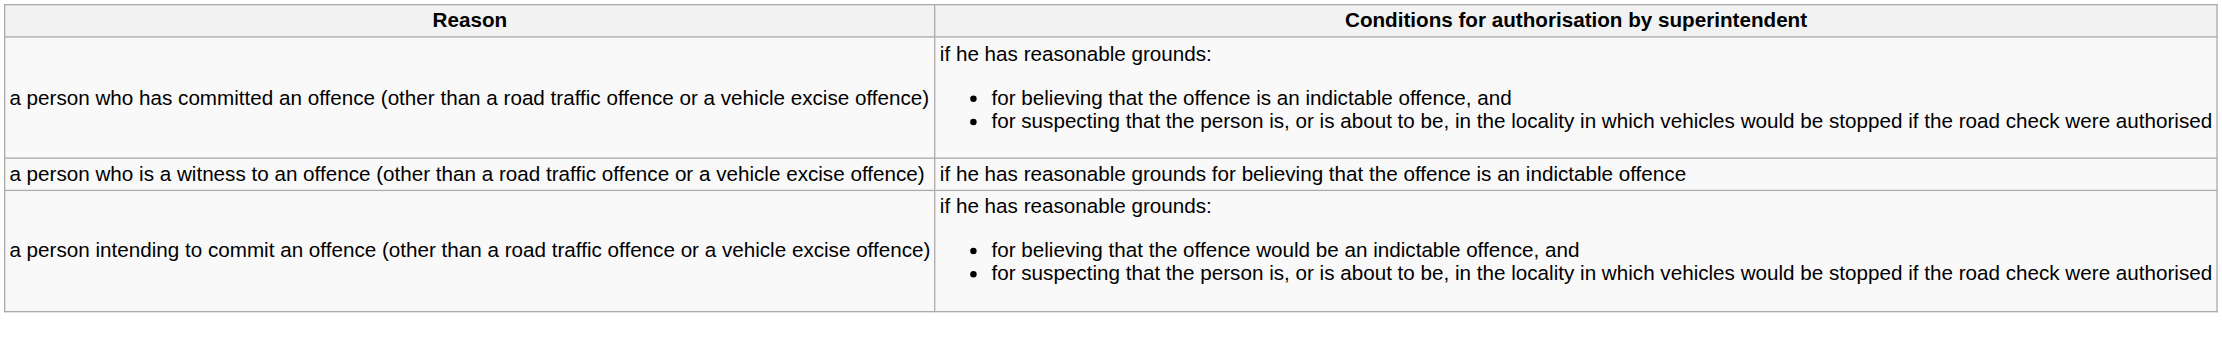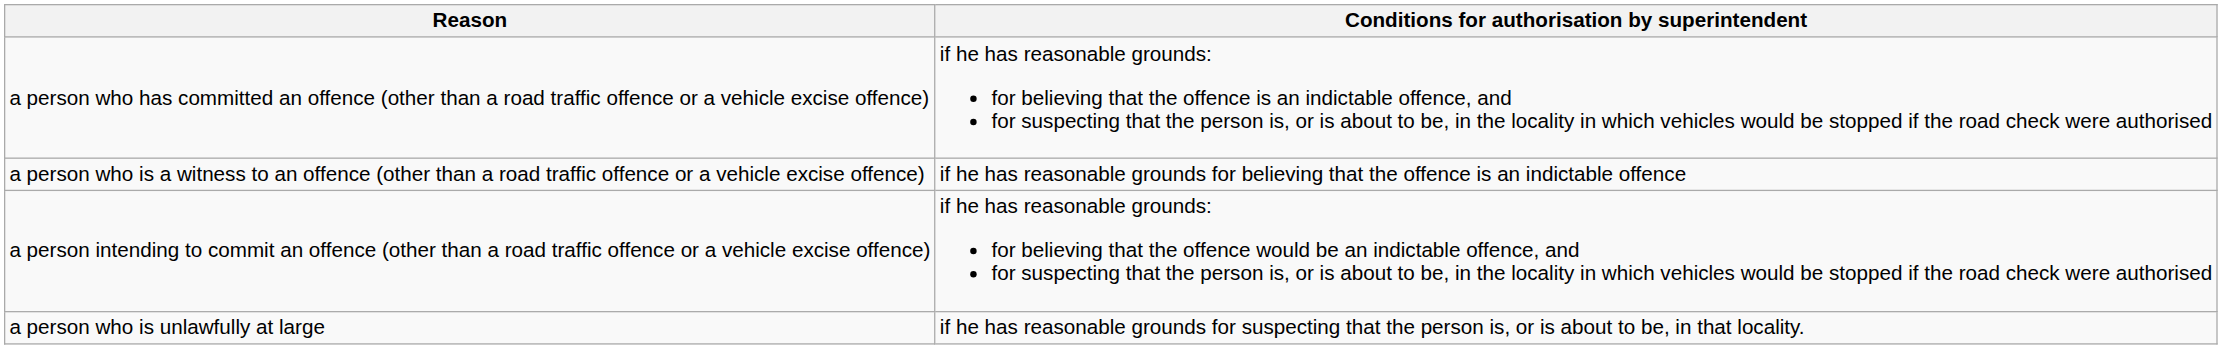+ row: (167, 327)
